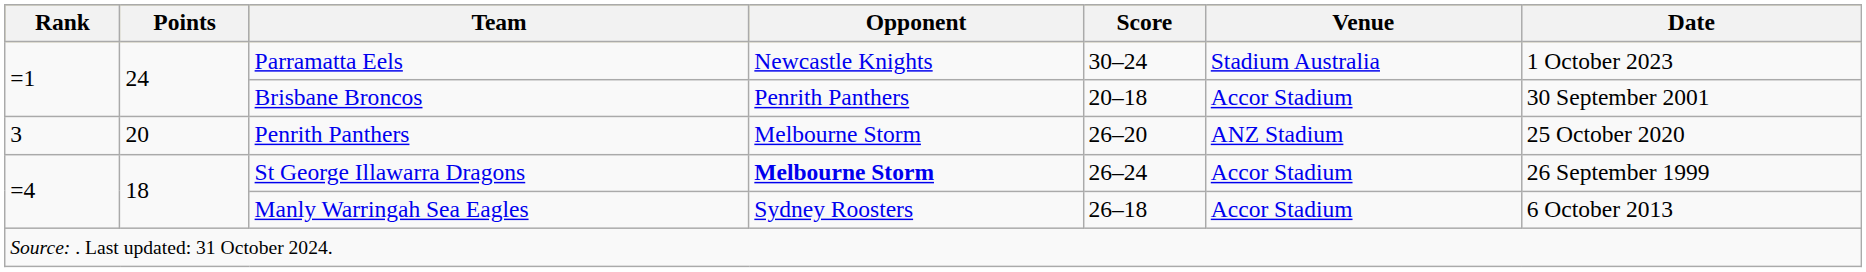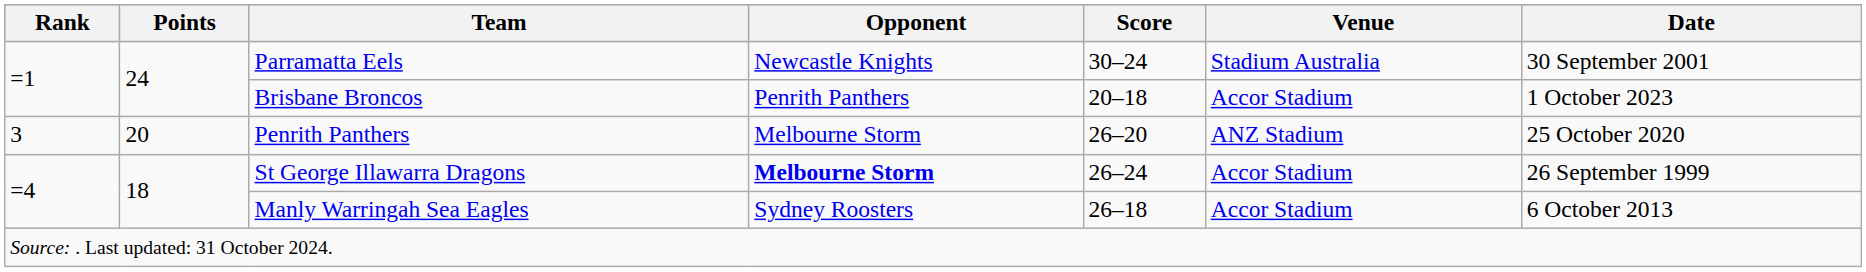(1600, 60) 1 October 2023 -> (1618, 60) 30 September 2001
(1618, 97) 30 September 2001 -> (1600, 97) 1 October 2023
